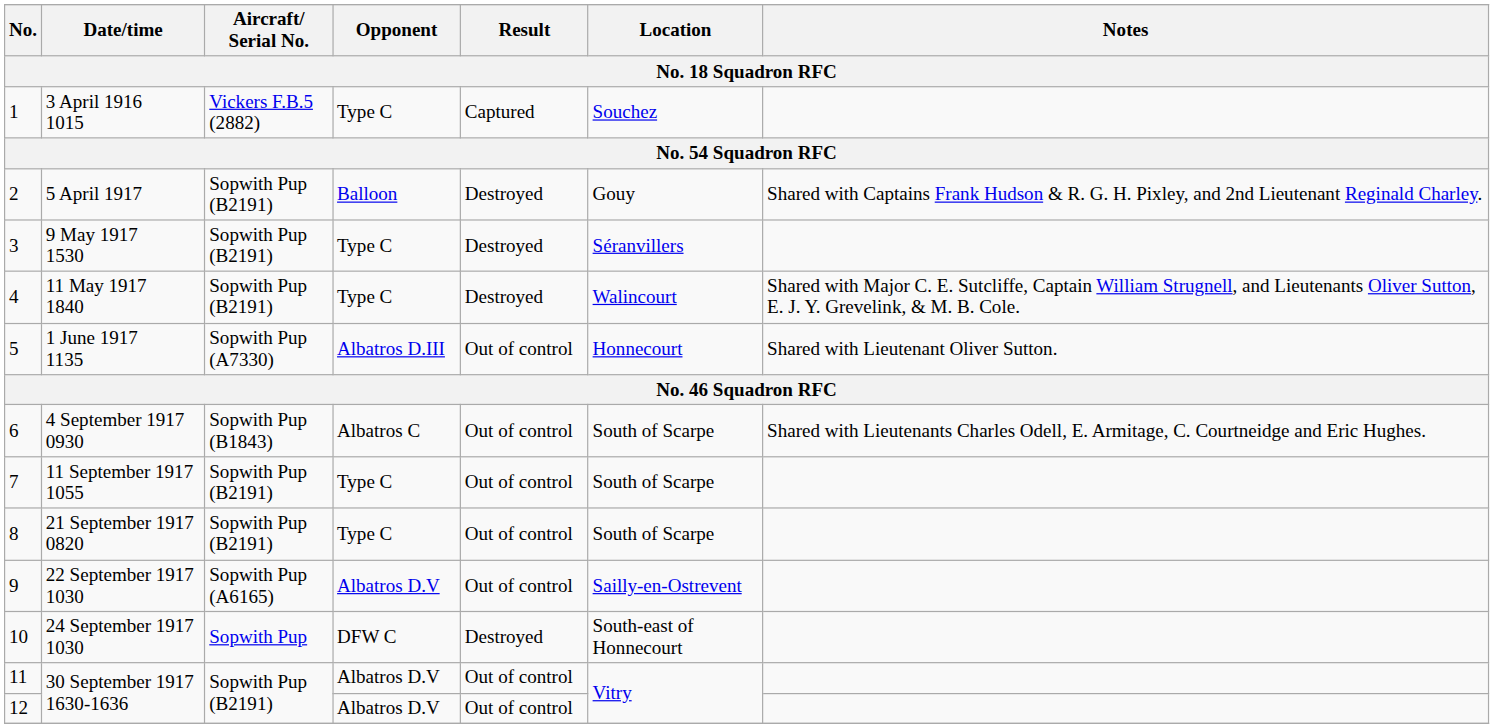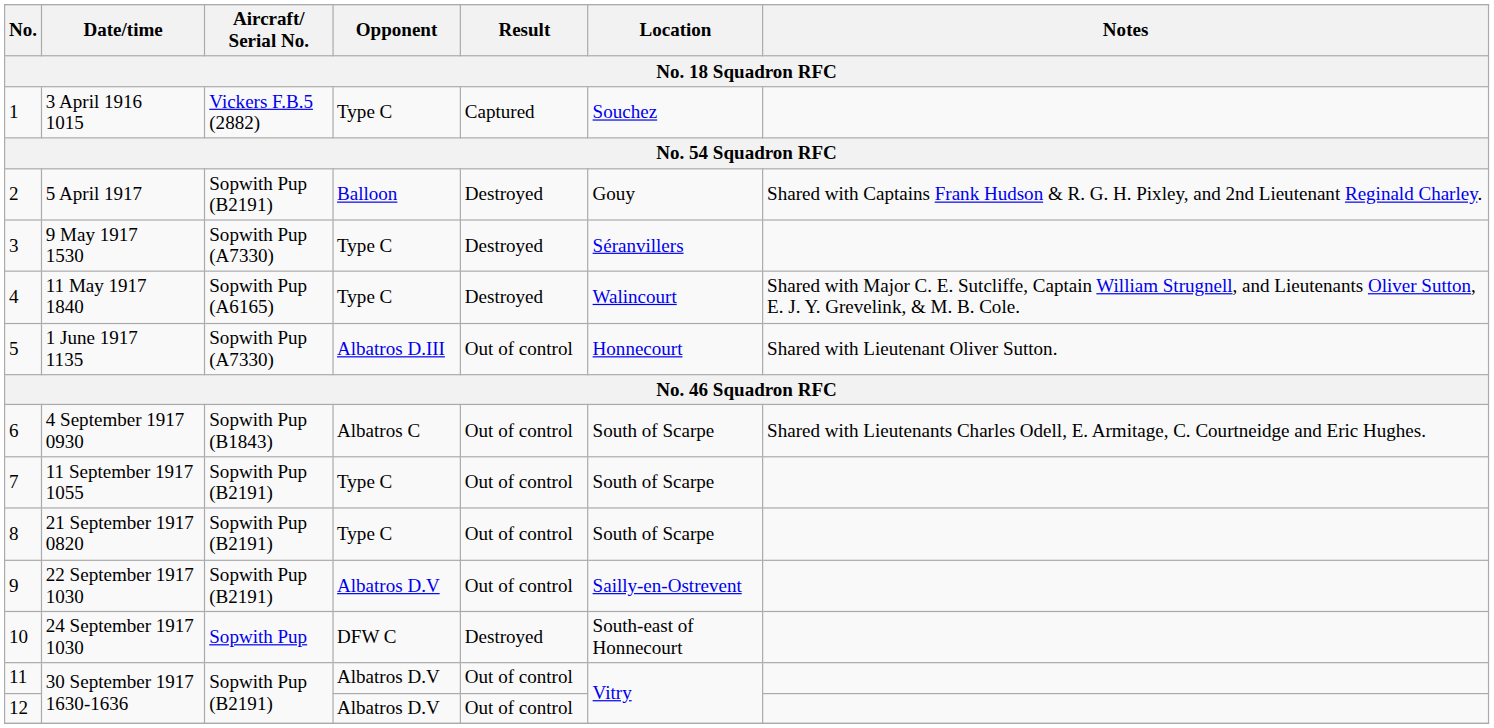(258, 245) Sopwith Pup (B2191) -> (258, 245) Sopwith Pup (A7330)
(258, 297) Sopwith Pup (B2191) -> (258, 297) Sopwith Pup (A6165)
(258, 585) Sopwith Pup (A6165) -> (258, 585) Sopwith Pup (B2191)
